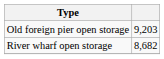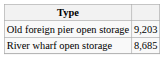(146, 45) 8,682 -> (146, 45) 8,685
